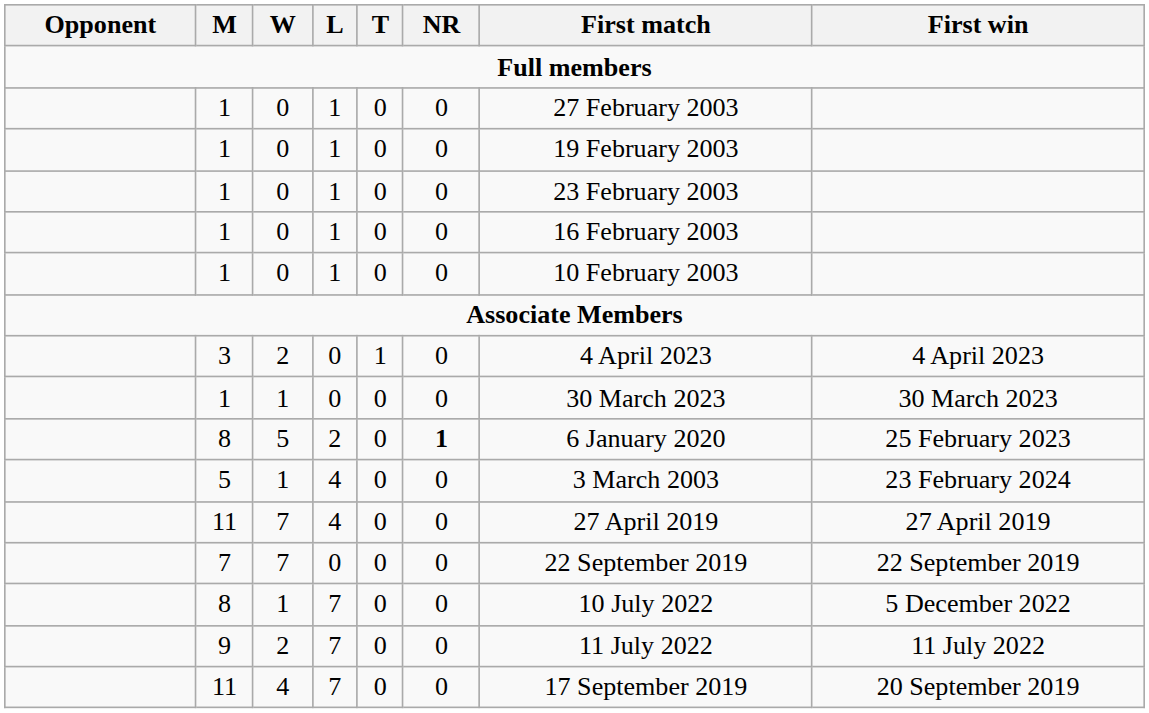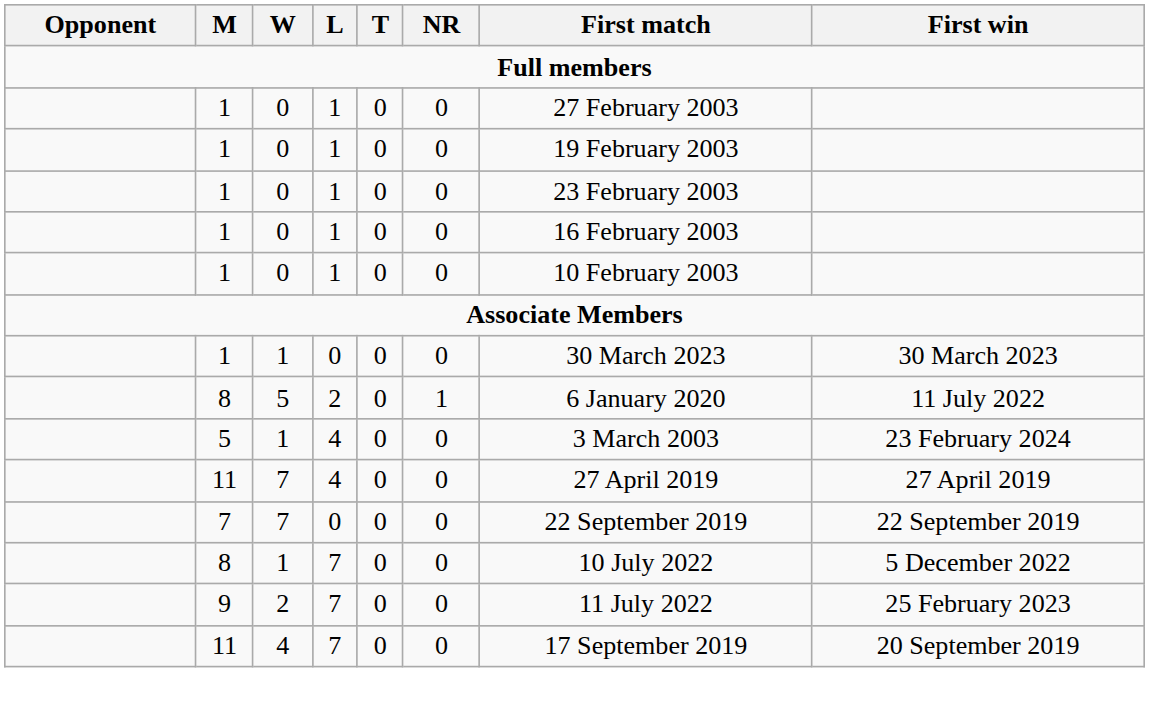- row: (225, 356)
(441, 438) bold -> (441, 397) normal
(978, 438) 25 February 2023 -> (978, 397) 11 July 2022
(978, 645) 11 July 2022 -> (978, 604) 25 February 2023
